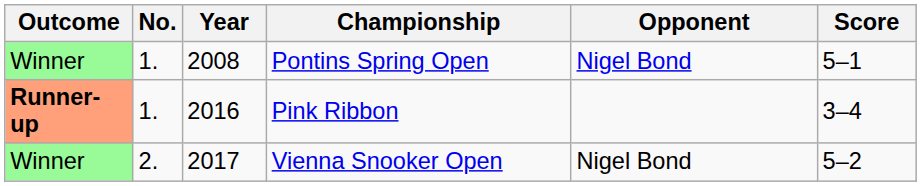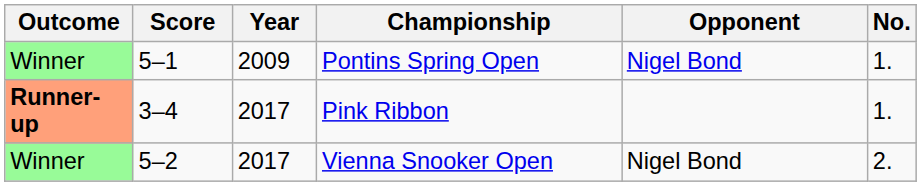columns swapped: (158, 23) <-> (867, 23)
(213, 60) 2008 -> (264, 60) 2009
(213, 110) 2016 -> (264, 110) 2017
